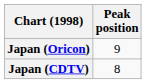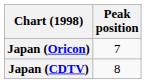(117, 48) 9 -> (117, 48) 7
